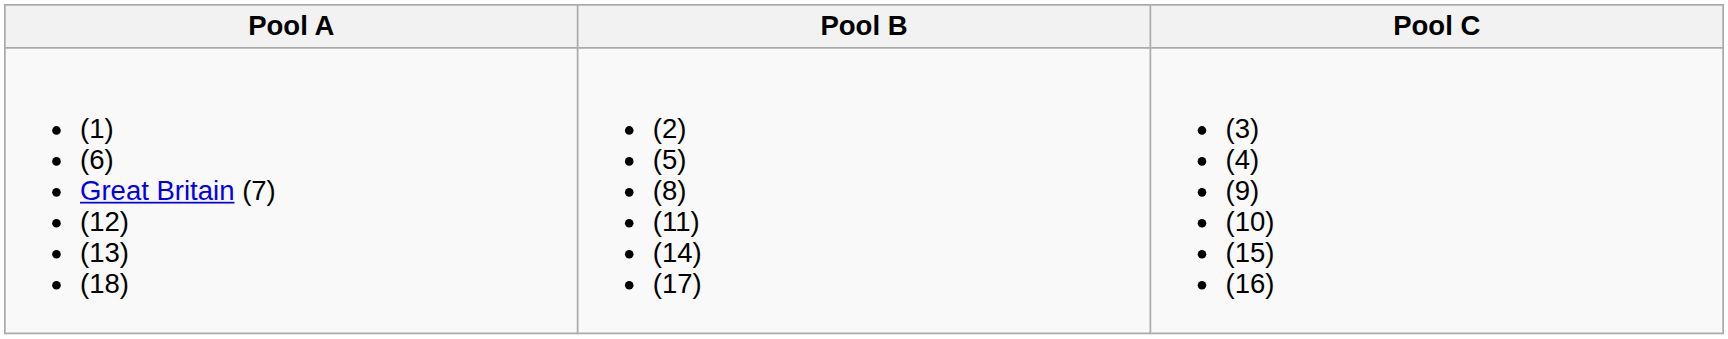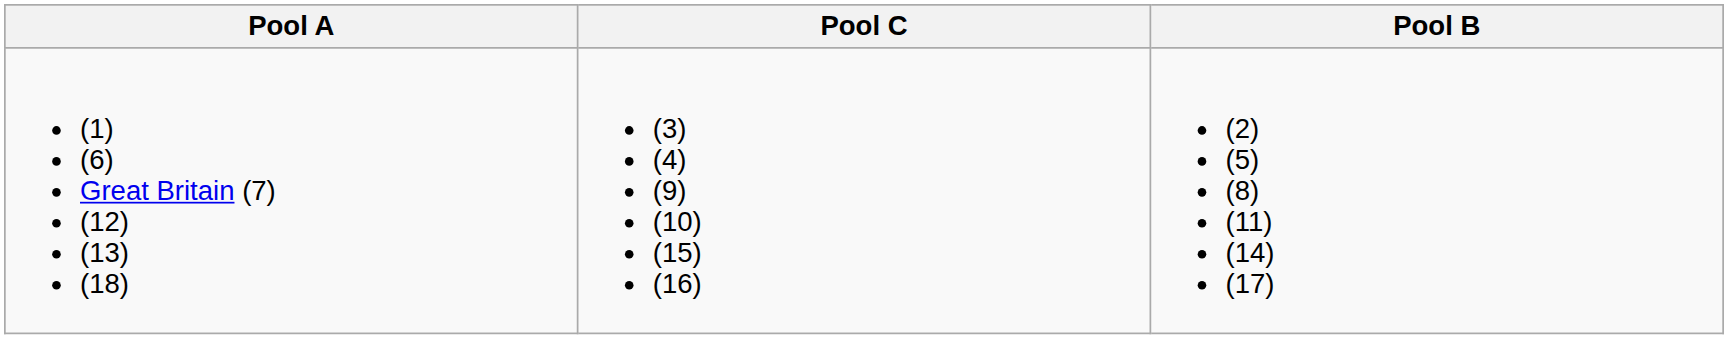columns swapped: (864, 26) <-> (1437, 26)
